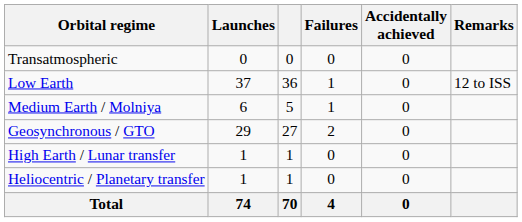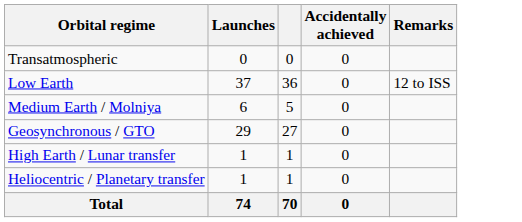- column: (331, 25)
